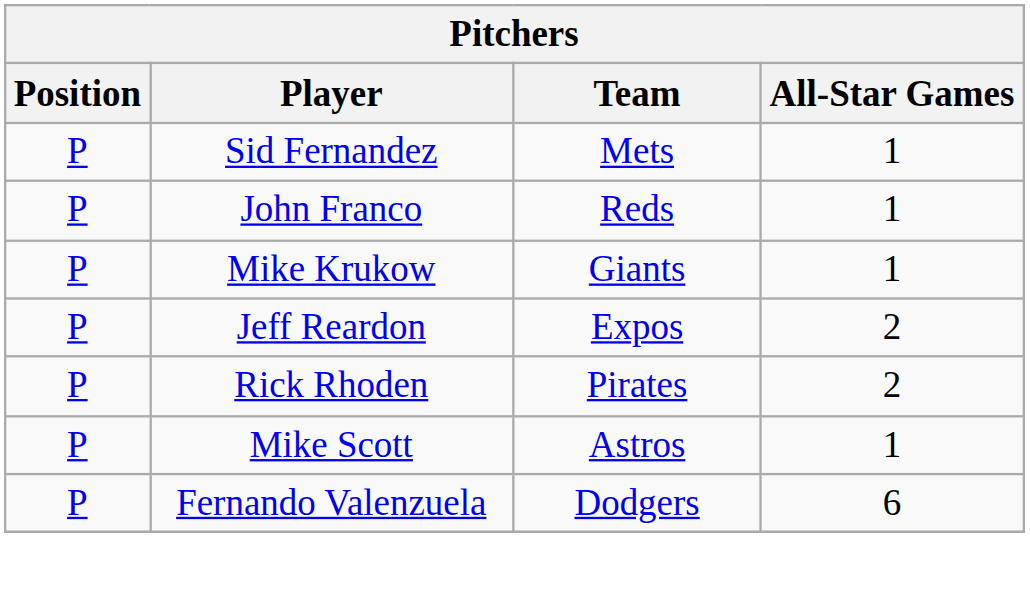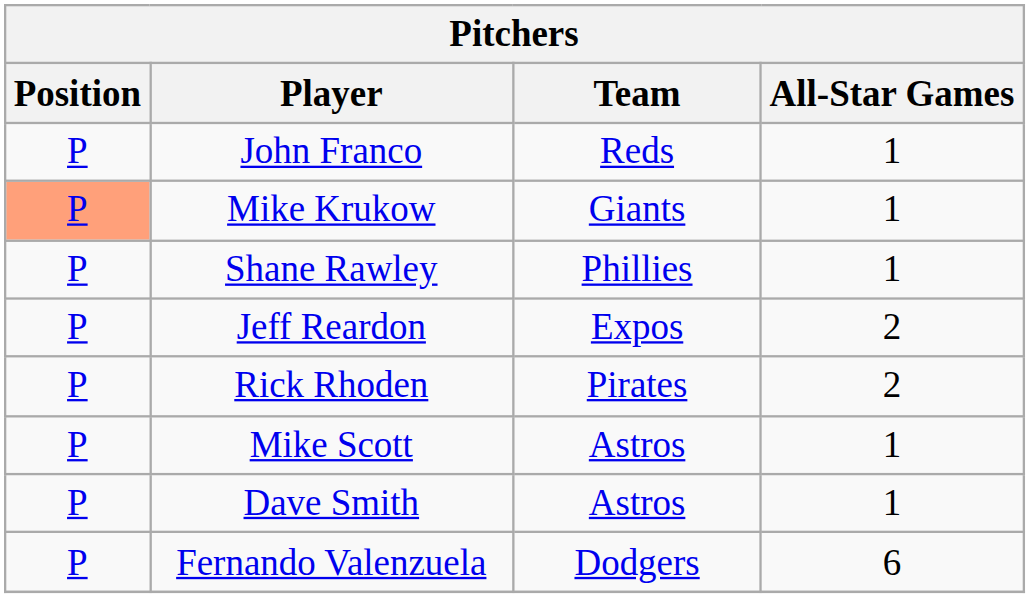- row: (331, 151)
(77, 268) no background -> (77, 209) lightsalmon background
+ row: (331, 268)
+ row: (331, 502)
